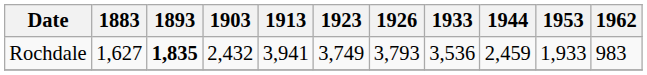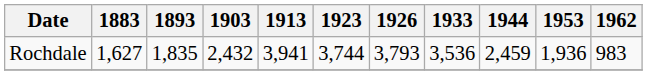(175, 53) bold -> (175, 53) normal
(341, 53) 3,749 -> (341, 53) 3,744
(563, 53) 1,933 -> (563, 53) 1,936
